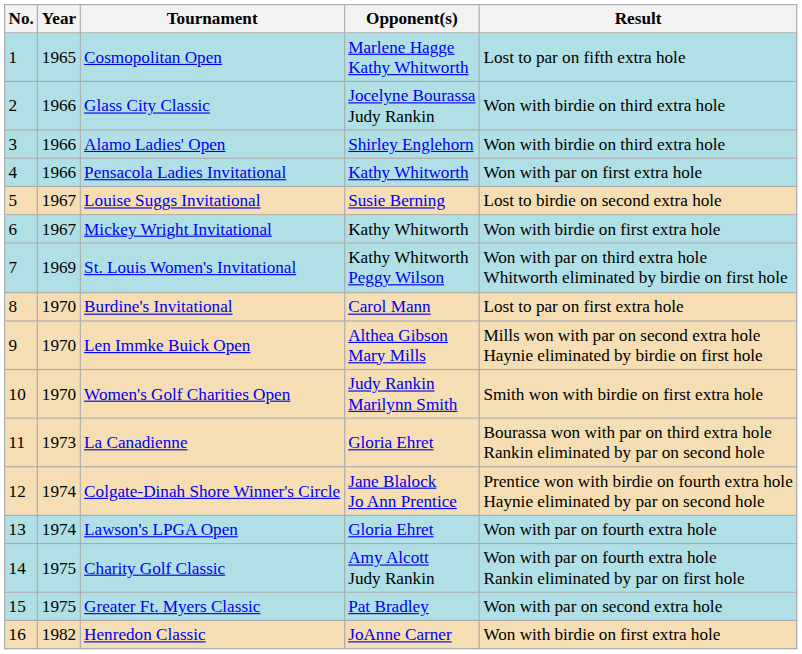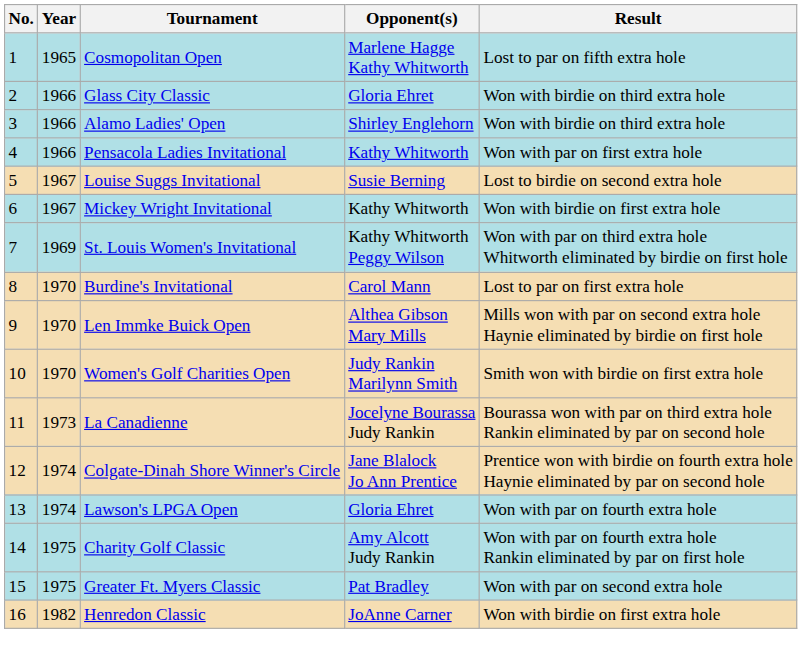(412, 105) Jocelyne Bourassa Judy Rankin -> (391, 95) Gloria Ehret
(391, 442) Gloria Ehret -> (412, 421) Jocelyne Bourassa Judy Rankin
